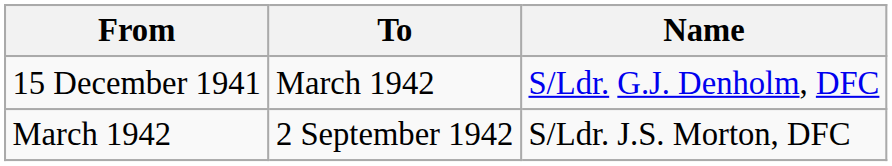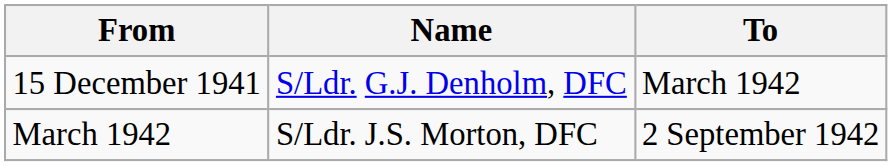columns swapped: (395, 30) <-> (704, 30)
